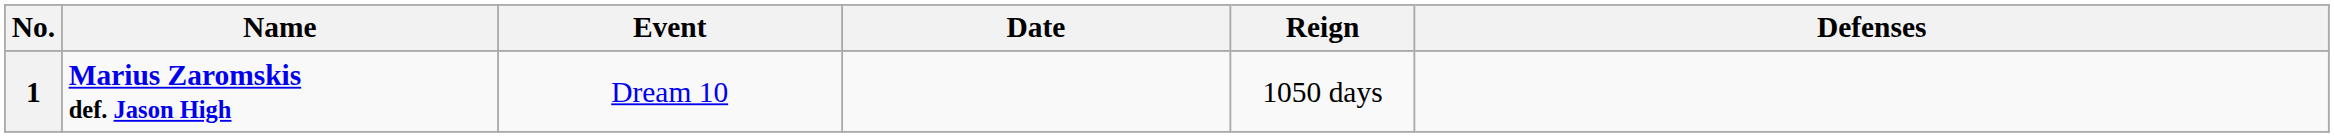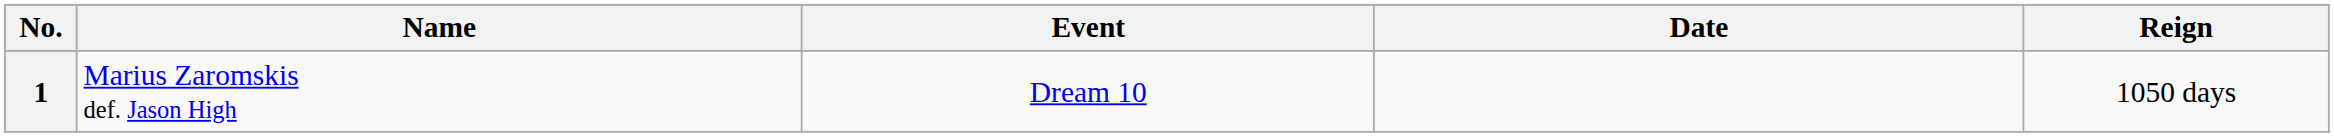- column: (1872, 27)
(185, 91) bold -> (191, 91) normal
